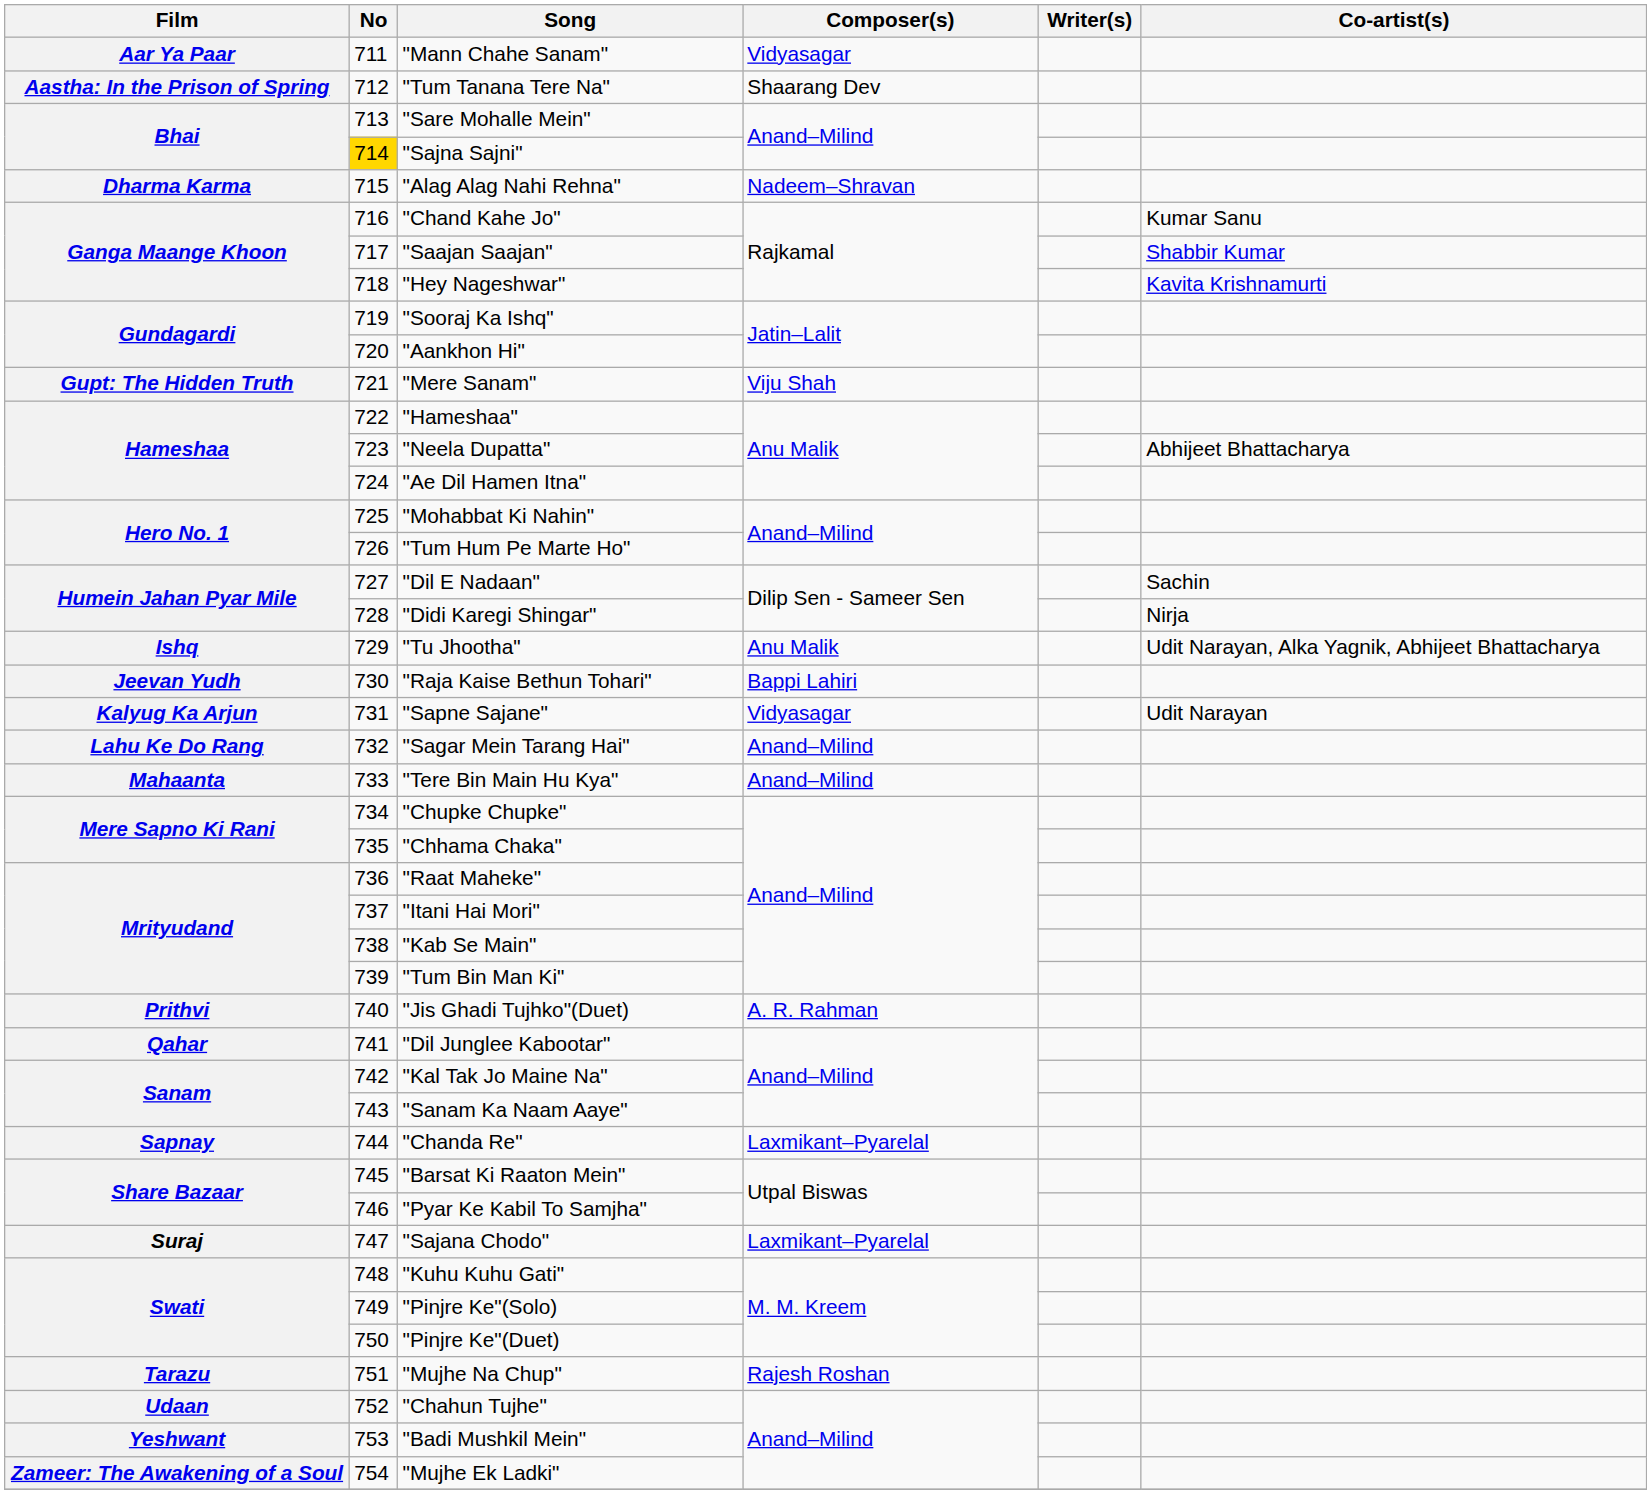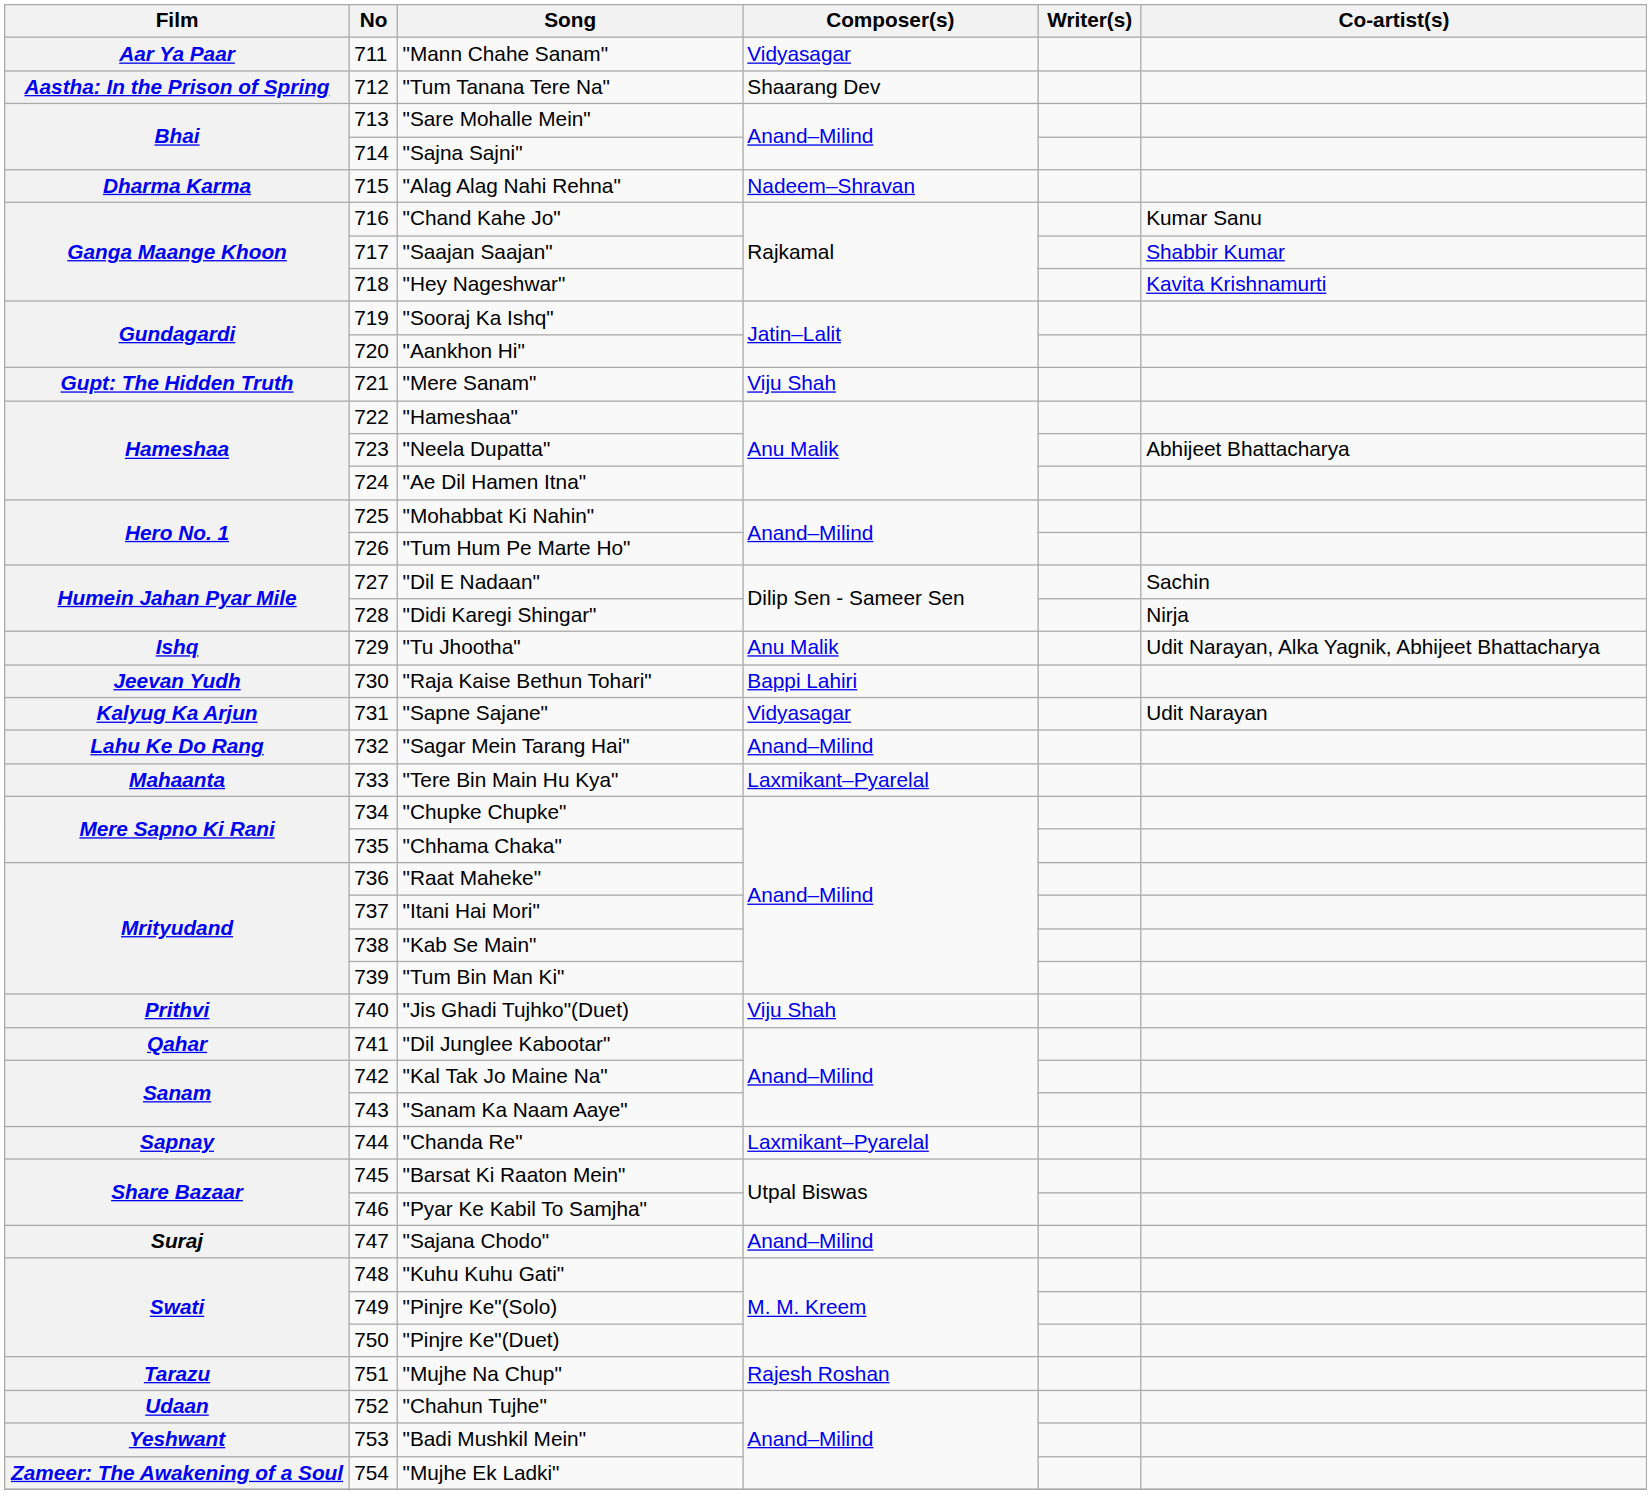(372, 152) gold background -> (372, 152) no background
(810, 779) Anand–Milind -> (838, 779) Laxmikant–Pyarelal
(813, 1010) A. R. Rahman -> (792, 1010) Viju Shah
(838, 1241) Laxmikant–Pyarelal -> (810, 1241) Anand–Milind
